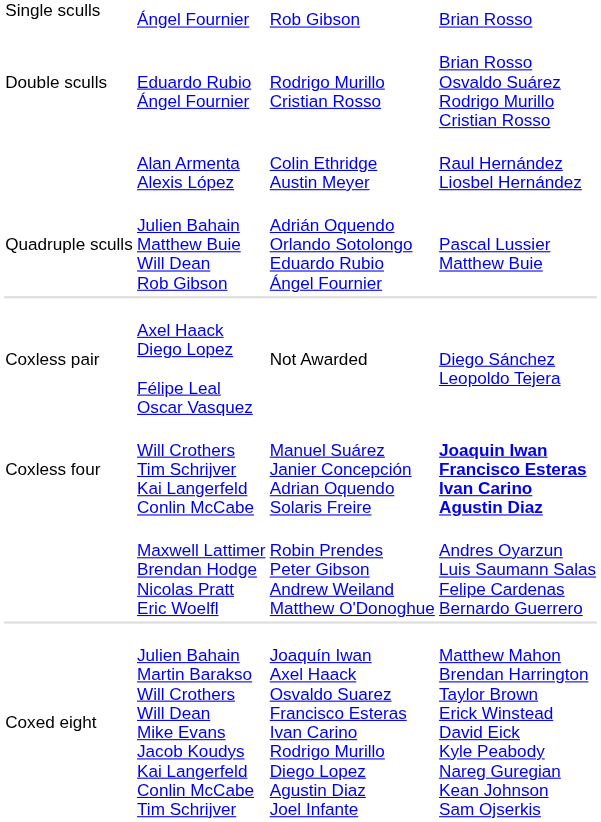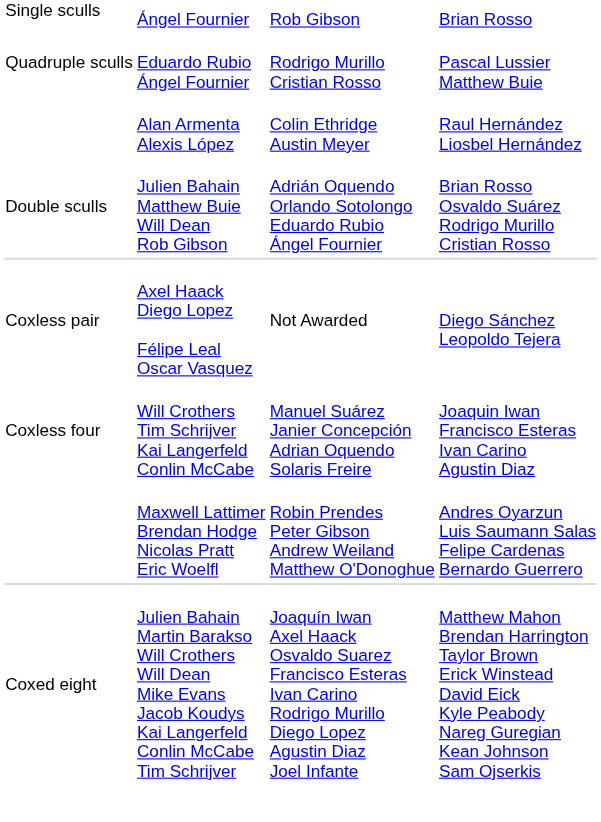(56, 82) Double sculls -> (69, 62) Quadruple sculls
(500, 91) Brian Rosso Osvaldo Suárez Rodrigo Murillo Cristian Rosso -> (495, 72) Pascal Lussier Matthew Buie
(69, 244) Quadruple sculls -> (56, 206) Double sculls
(495, 254) Pascal Lussier Matthew Buie -> (500, 215) Brian Rosso Osvaldo Suárez Rodrigo Murillo Cristian Rosso
(513, 479) bold -> (508, 440) normal
